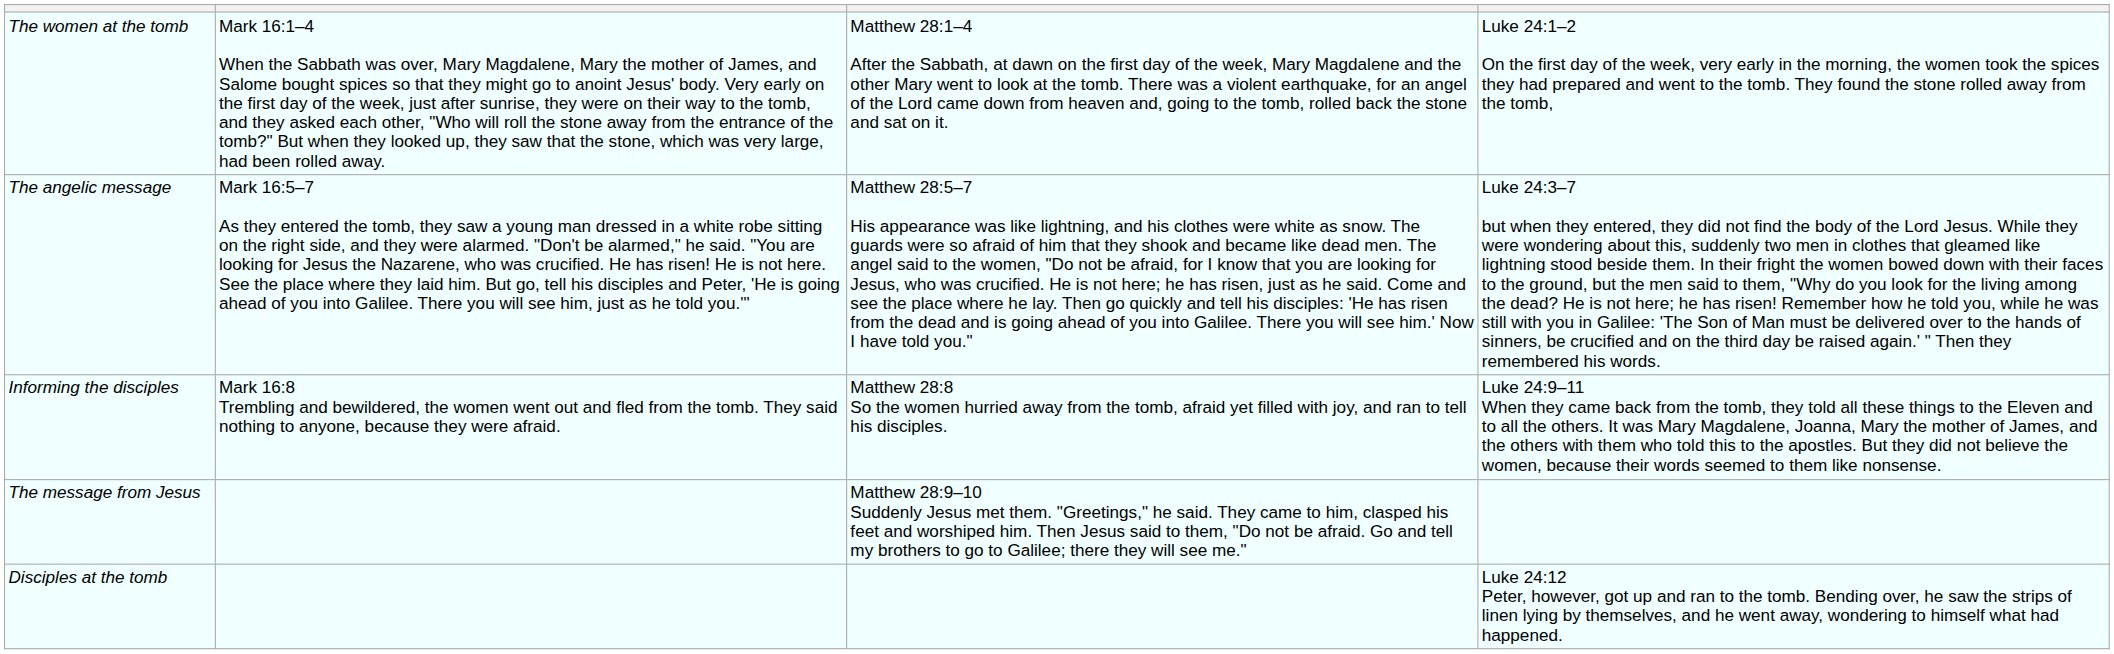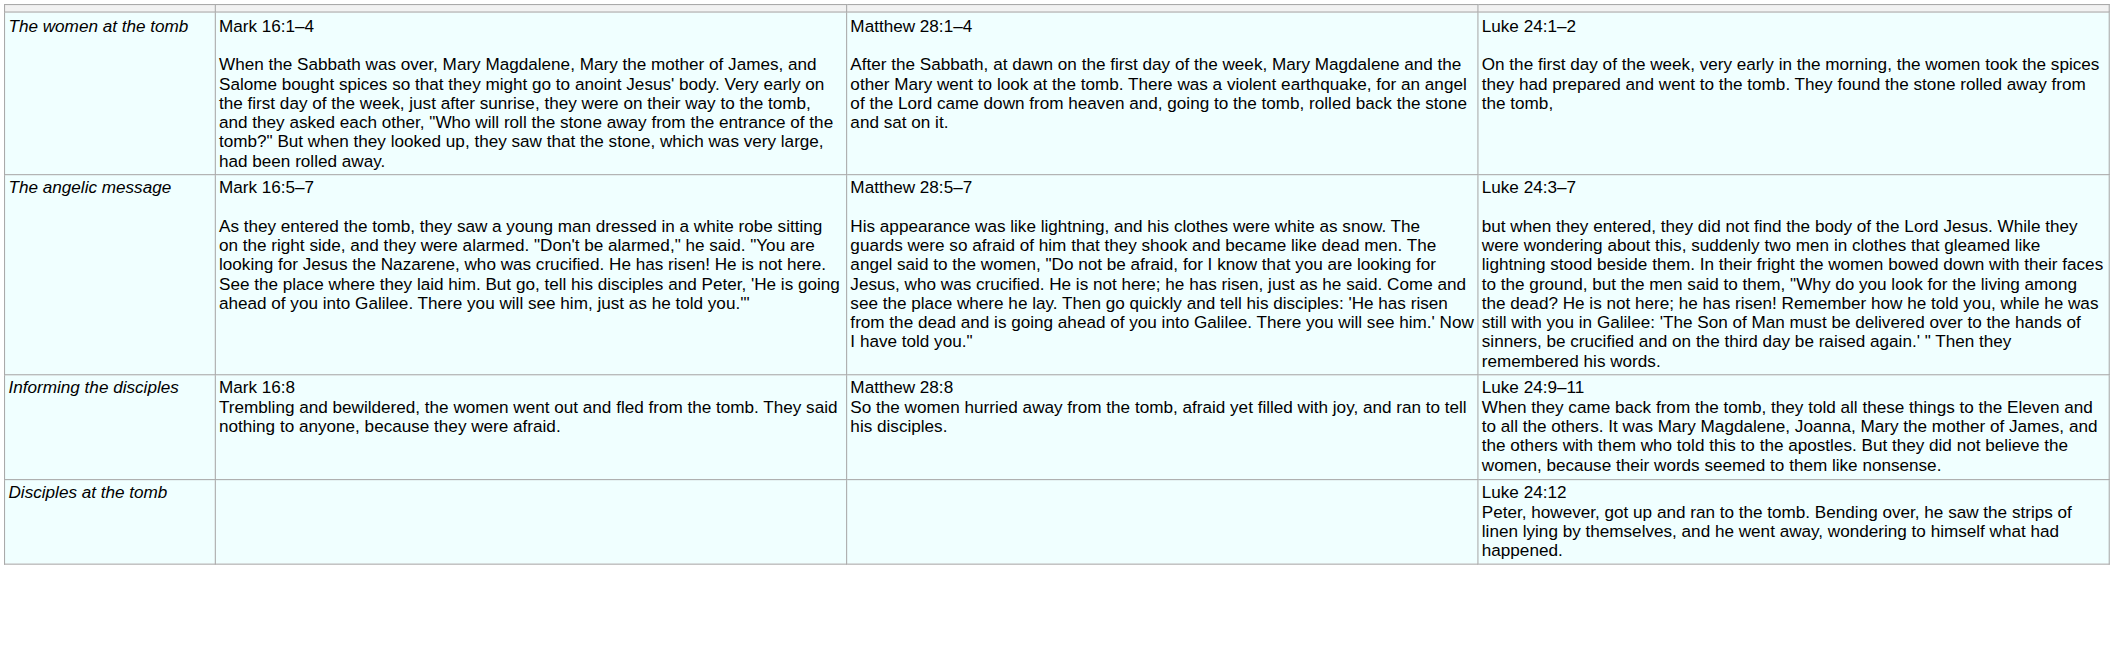- row: (105, 492)
